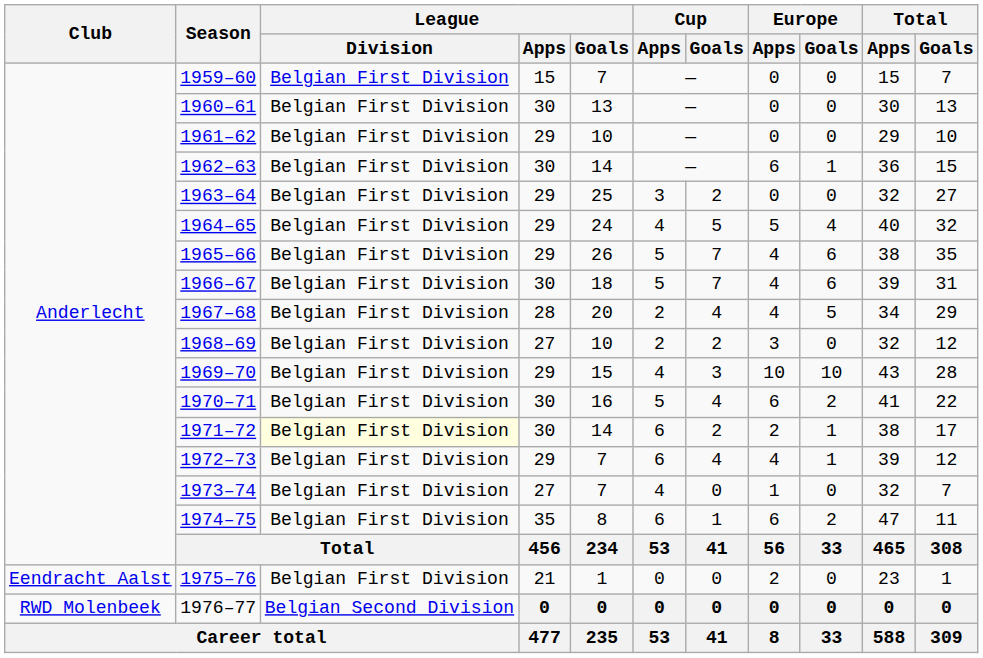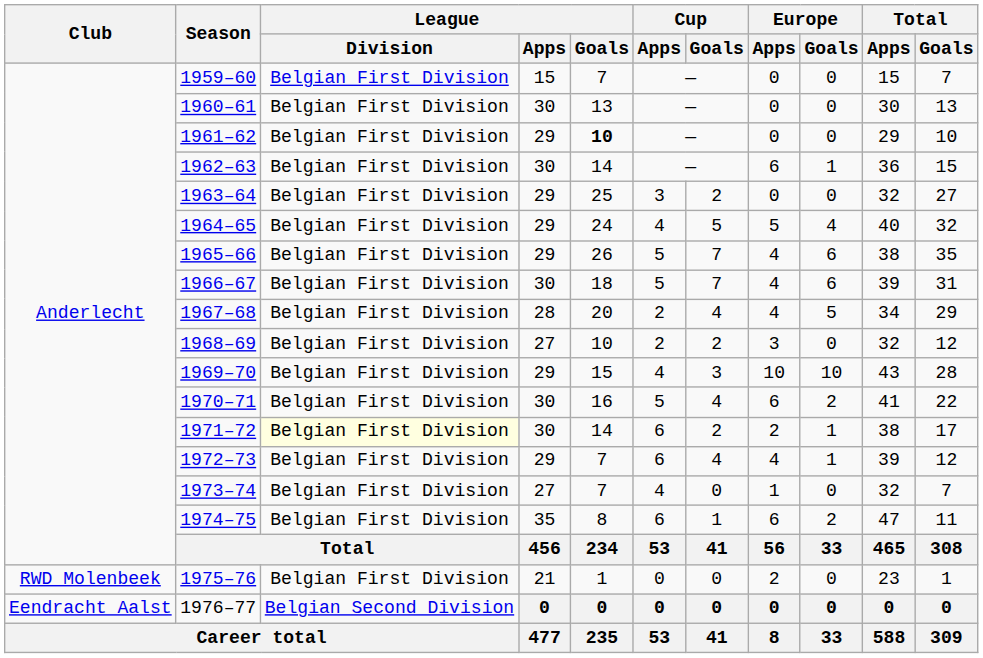(602, 137) normal -> (602, 137) bold
(90, 579) Eendracht Aalst -> (90, 579) RWD Molenbeek
(90, 608) RWD Molenbeek -> (90, 608) Eendracht Aalst
